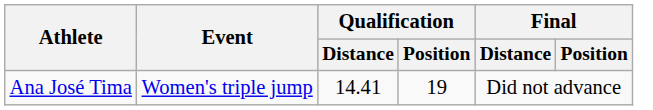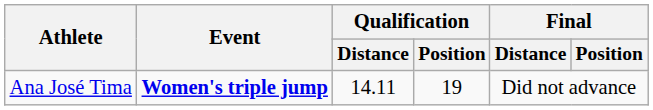(227, 87) normal -> (235, 87) bold
(358, 87) 14.41 -> (373, 87) 14.11
